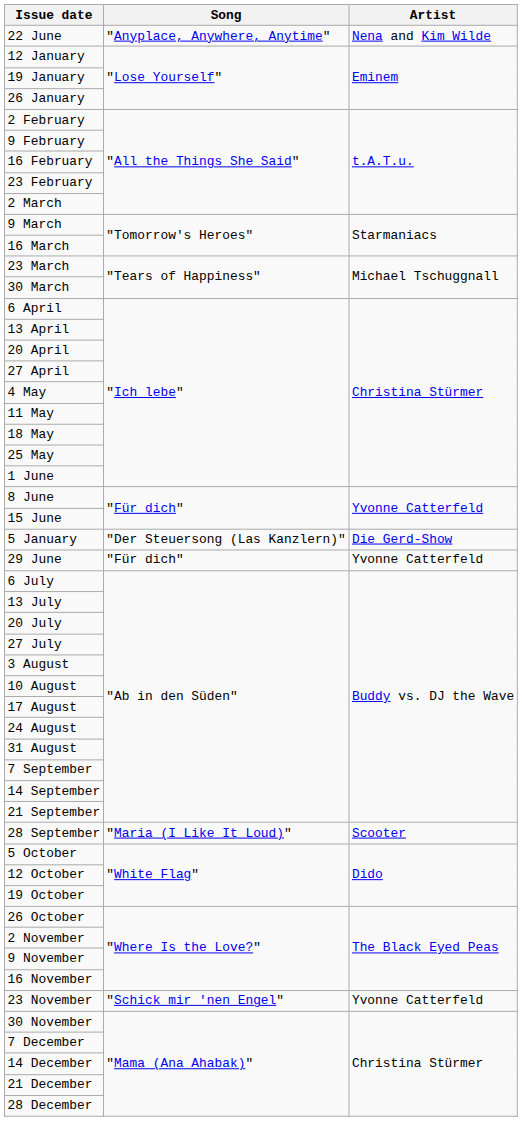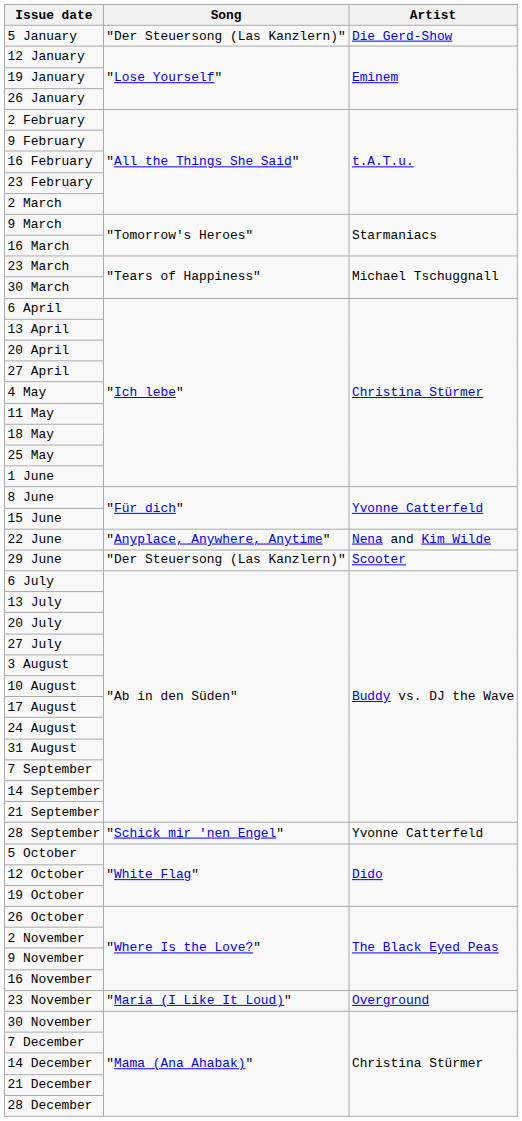rows swapped: (42, 539) <-> (35, 36)
(145, 560) "Für dich" -> (226, 560) "Der Steuersong (Las Kanzlern)"
(418, 560) Yvonne Catterfeld -> (379, 560) Scooter
(199, 833) "Maria (I Like It Loud)" -> (195, 833) "Schick mir 'nen Engel"
(379, 833) Scooter -> (418, 833) Yvonne Catterfeld
(195, 1001) "Schick mir 'nen Engel" -> (199, 1001) "Maria (I Like It Loud)"
(418, 1001) Yvonne Catterfeld -> (391, 1001) Overground
